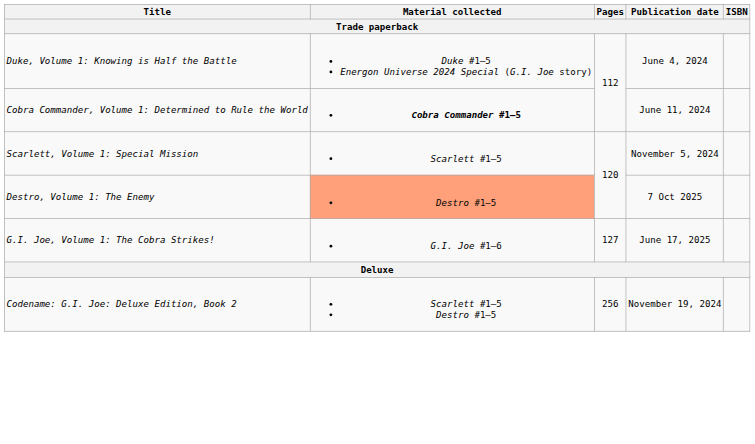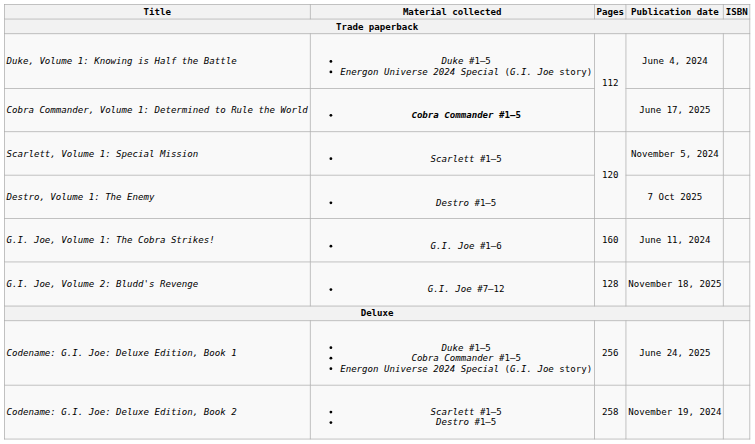(675, 110) June 11, 2024 -> (675, 110) June 17, 2025
(452, 202) lightsalmon background -> (452, 202) no background
(610, 240) 127 -> (610, 240) 160
(675, 240) June 17, 2025 -> (675, 240) June 11, 2024
+ row: (102, 284)
+ row: (122, 353)
(610, 304) 256 -> (610, 412) 258
